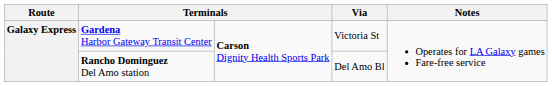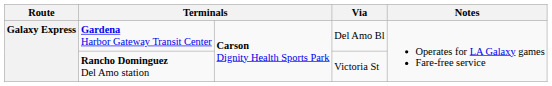(357, 36) Victoria St -> (359, 36) Del Amo Bl
(359, 66) Del Amo Bl -> (357, 66) Victoria St
